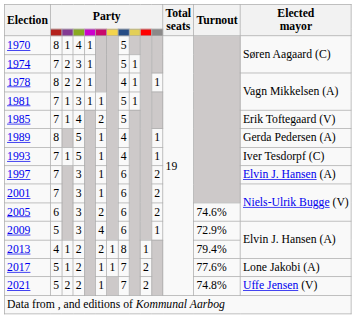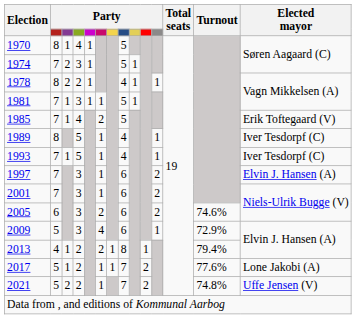(289, 138) Gerda Pedersen (A) -> (284, 138) Iver Tesdorpf (C)
